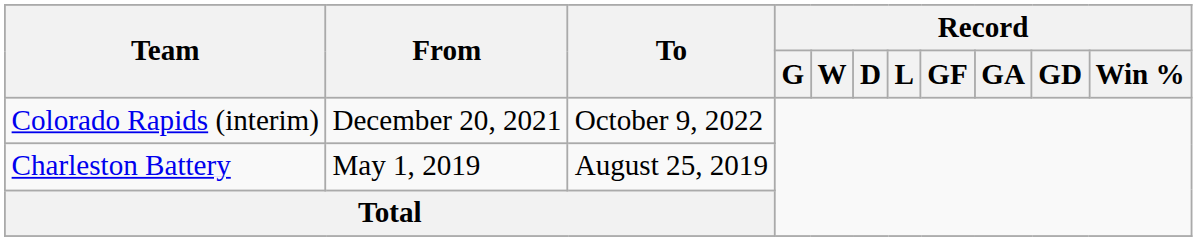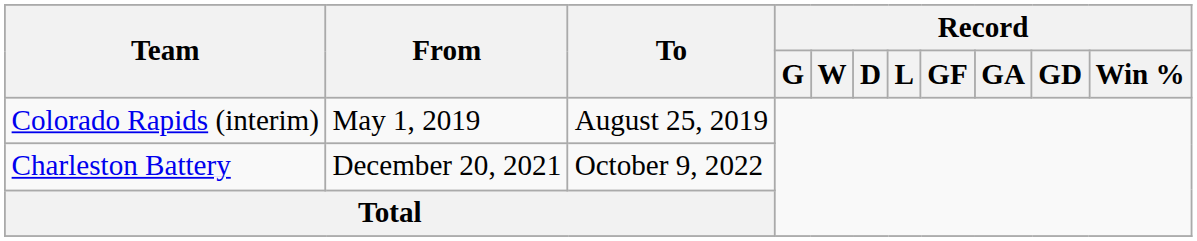(447, 119) December 20, 2021 -> (406, 119) May 1, 2019
(669, 119) October 9, 2022 -> (671, 119) August 25, 2019
(406, 166) May 1, 2019 -> (447, 166) December 20, 2021
(671, 166) August 25, 2019 -> (669, 166) October 9, 2022
